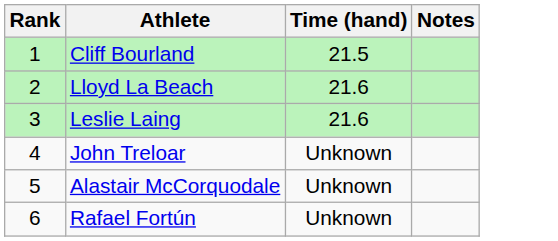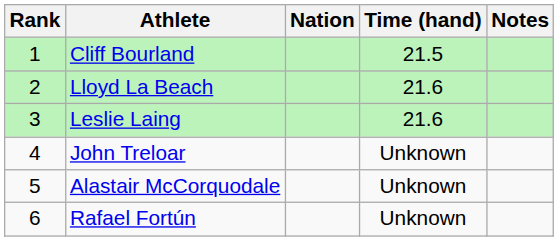+ column: (322, 20)
